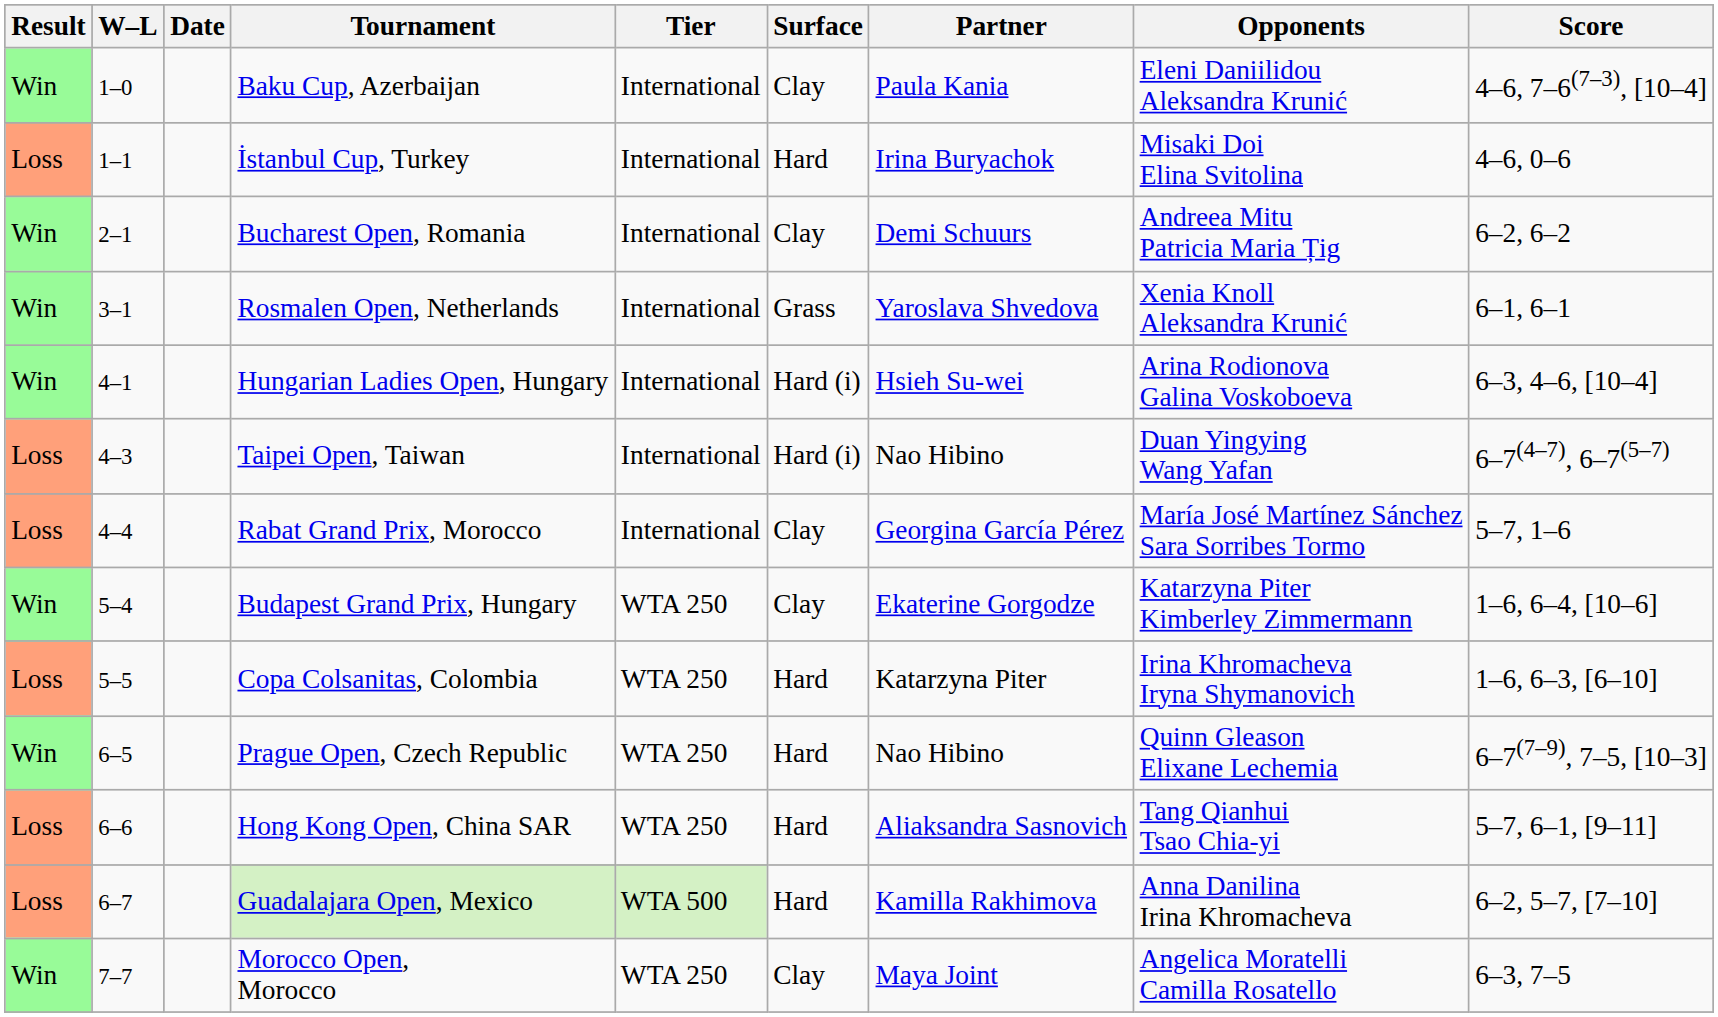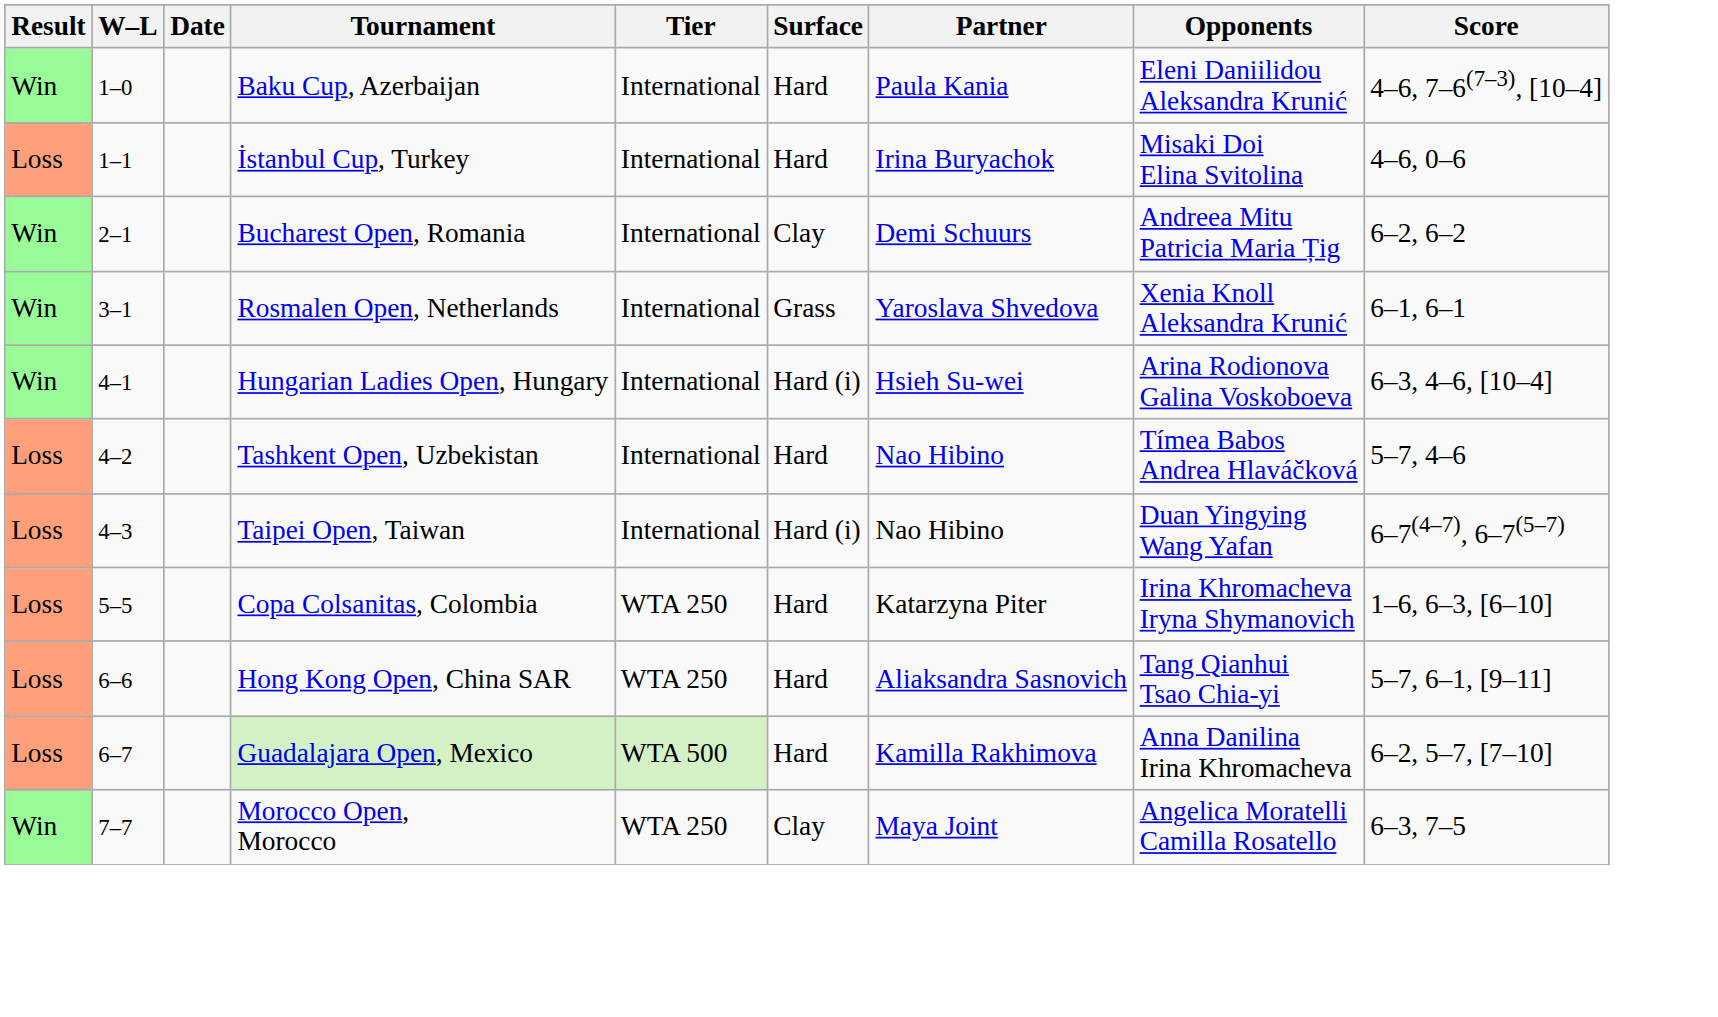(799, 84) Clay -> (801, 84) Hard
+ row: (388, 455)
- row: (389, 530)
- row: (407, 604)
- row: (402, 752)
